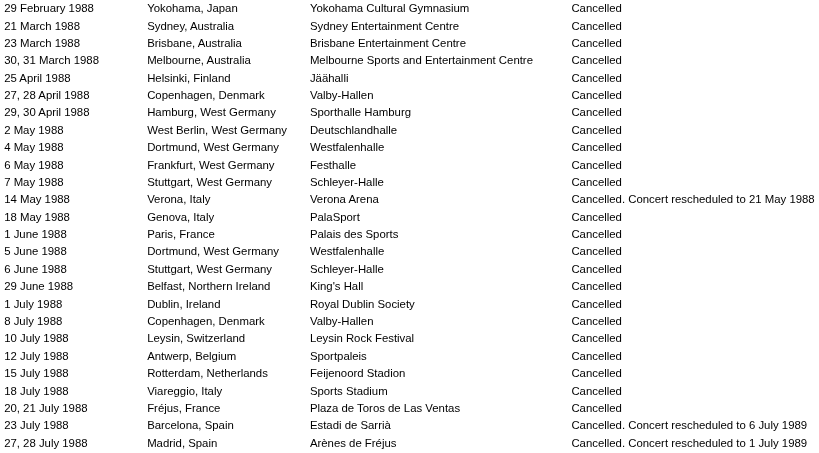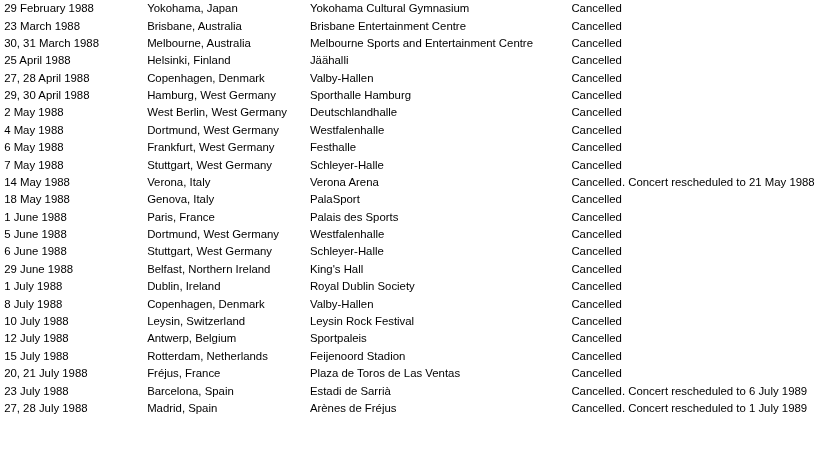- row: (42, 26)
- row: (36, 391)
